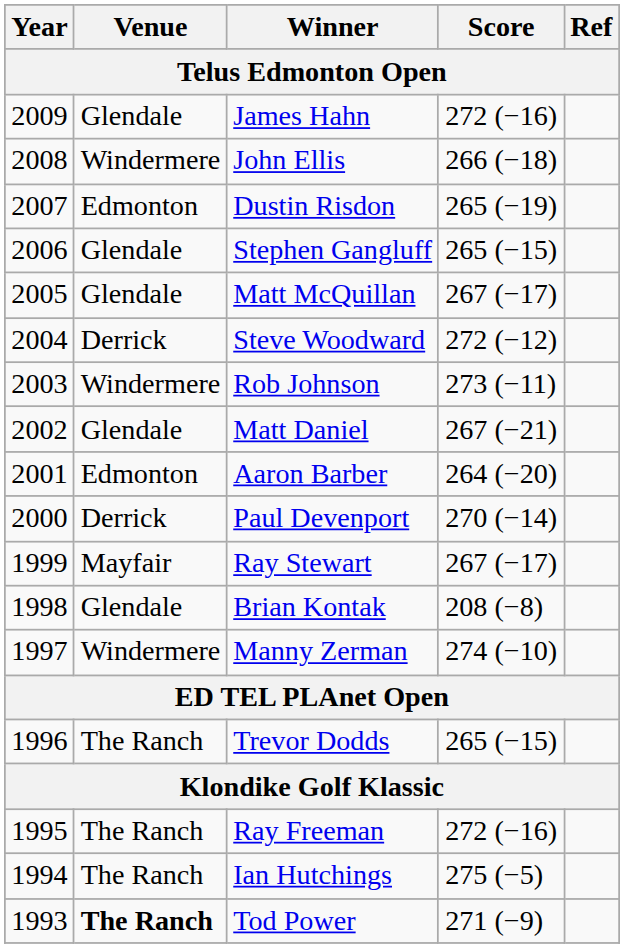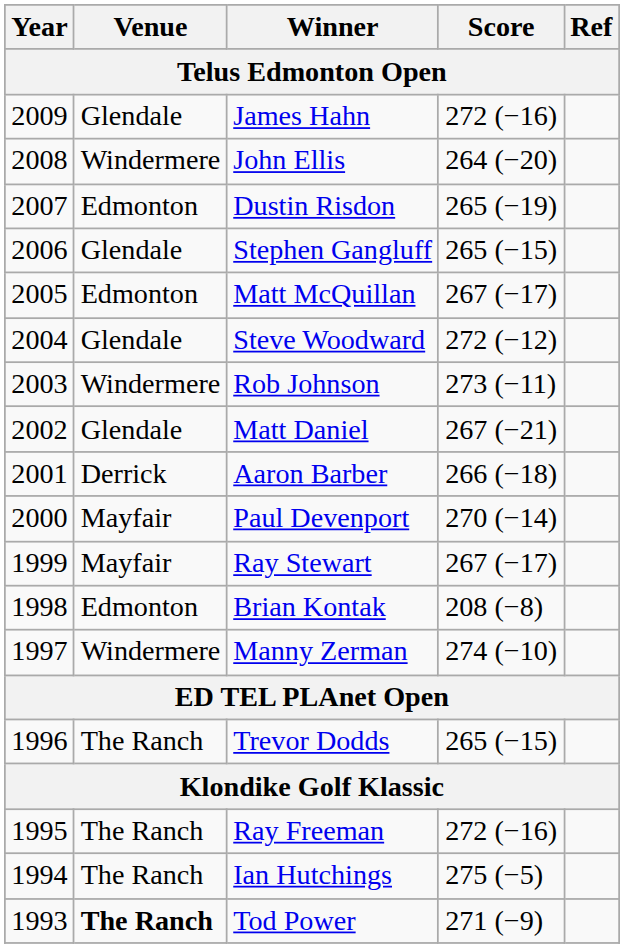(501, 160) 266 (−18) -> (501, 160) 264 (−20)
(131, 294) Glendale -> (139, 294) Edmonton
(124, 339) Derrick -> (131, 339) Glendale
(139, 473) Edmonton -> (124, 473) Derrick
(501, 473) 264 (−20) -> (501, 473) 266 (−18)
(124, 518) Derrick -> (126, 518) Mayfair
(131, 607) Glendale -> (139, 607) Edmonton
